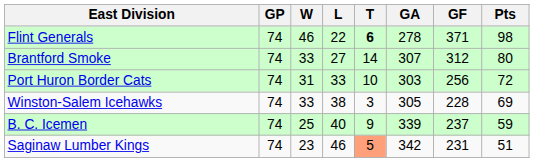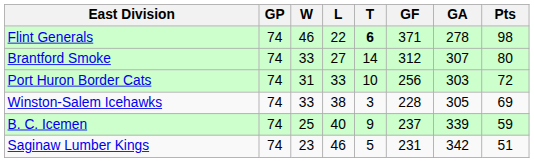columns swapped: (457, 15) <-> (410, 15)
(370, 146) lightsalmon background -> (370, 146) no background
